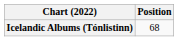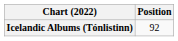(154, 28) 68 -> (154, 28) 92
